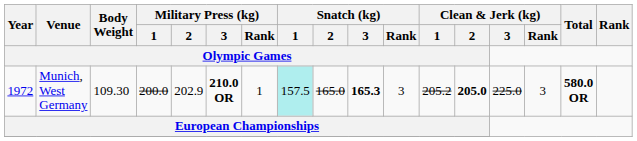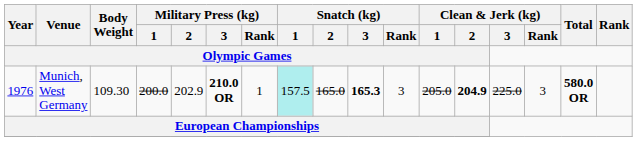(20, 91) 1972 -> (20, 91) 1976
(437, 91) 205.2 -> (437, 91) 205.0
(472, 91) 205.0 -> (472, 91) 204.9
